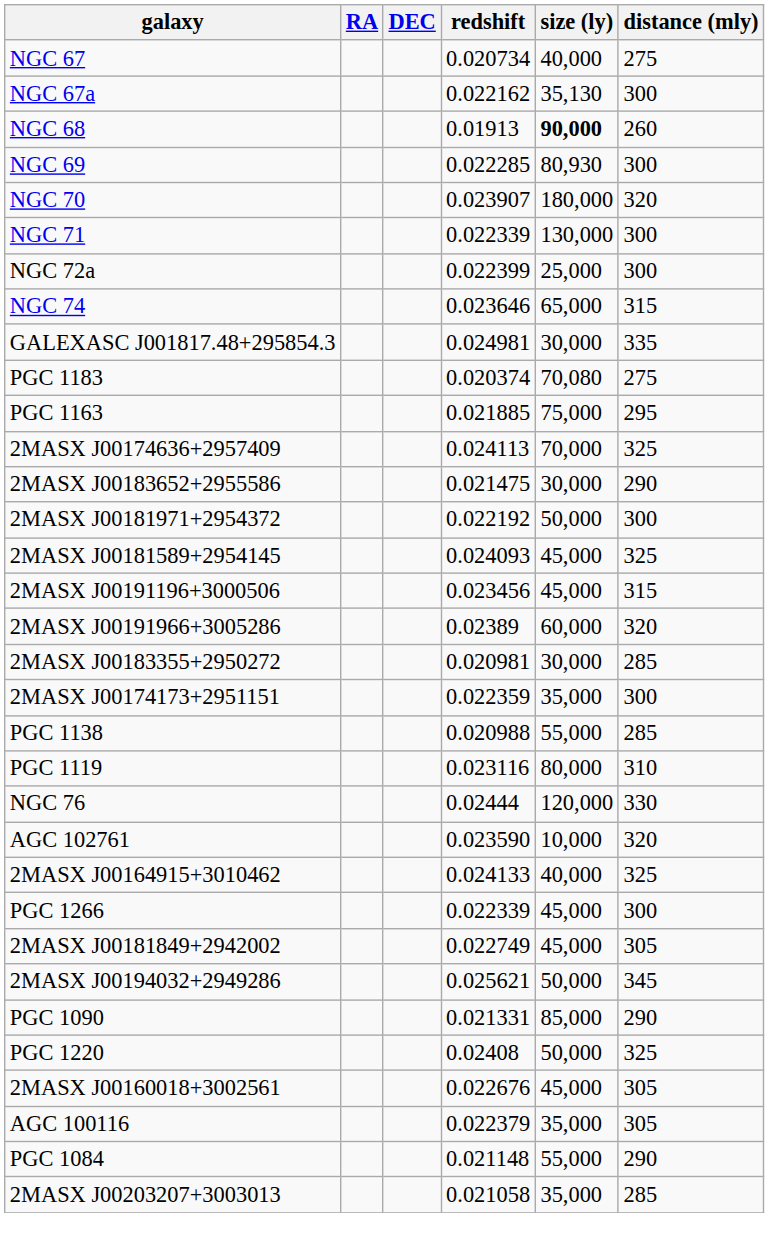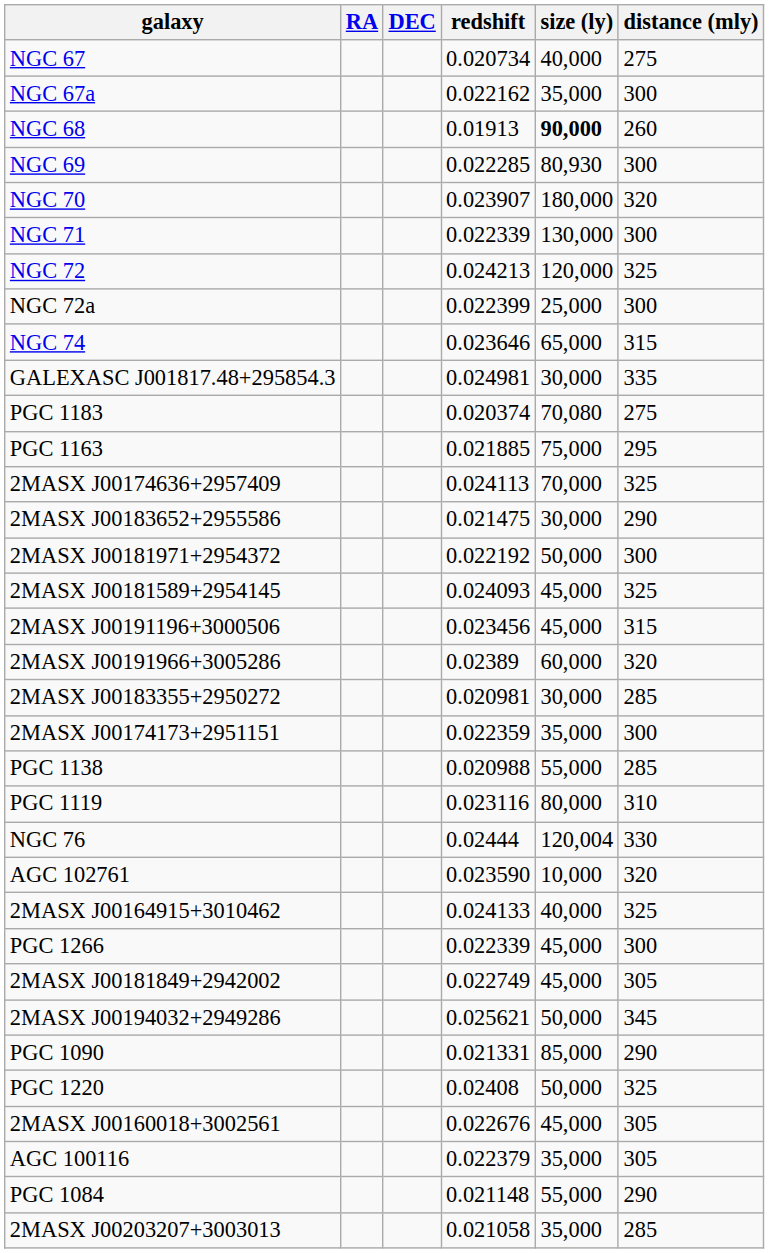(571, 93) 35,130 -> (571, 93) 35,000
+ row: (48, 270)
(577, 803) 120,000 -> (577, 839) 120,004
